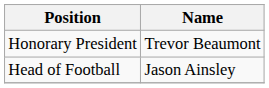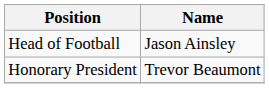rows swapped: (73, 43) <-> (64, 69)
